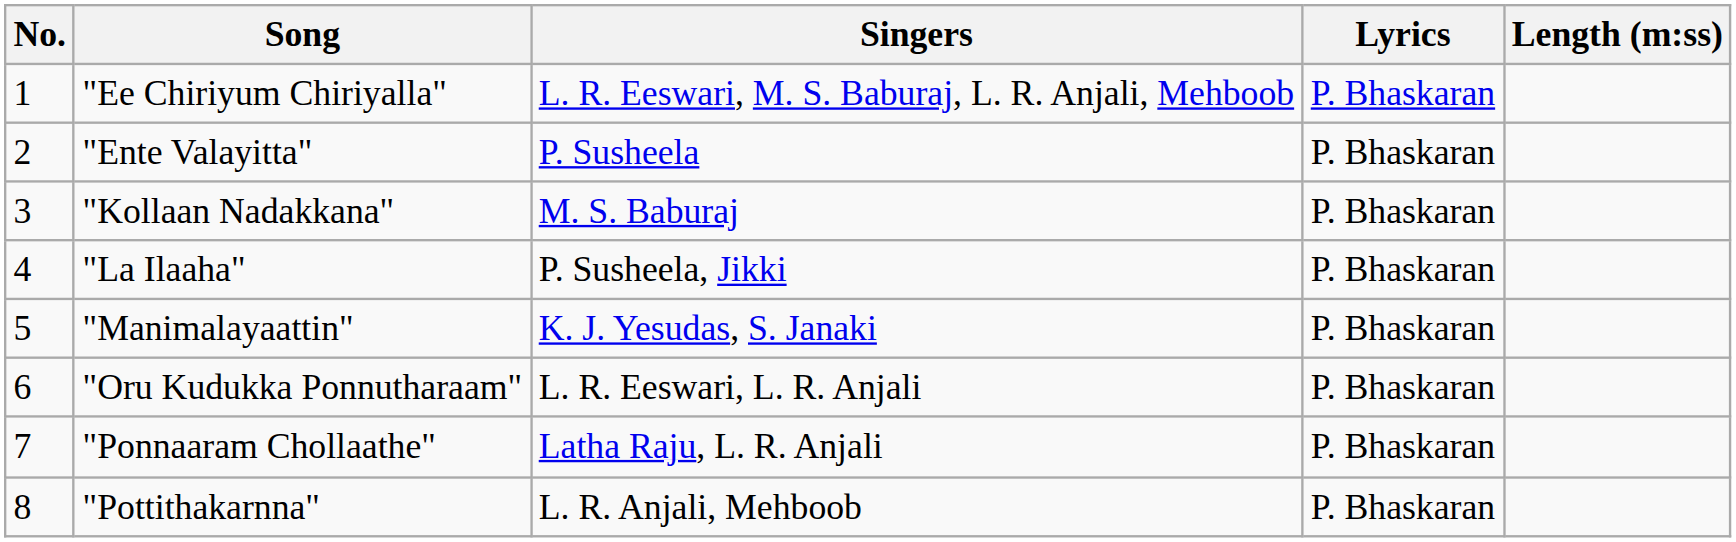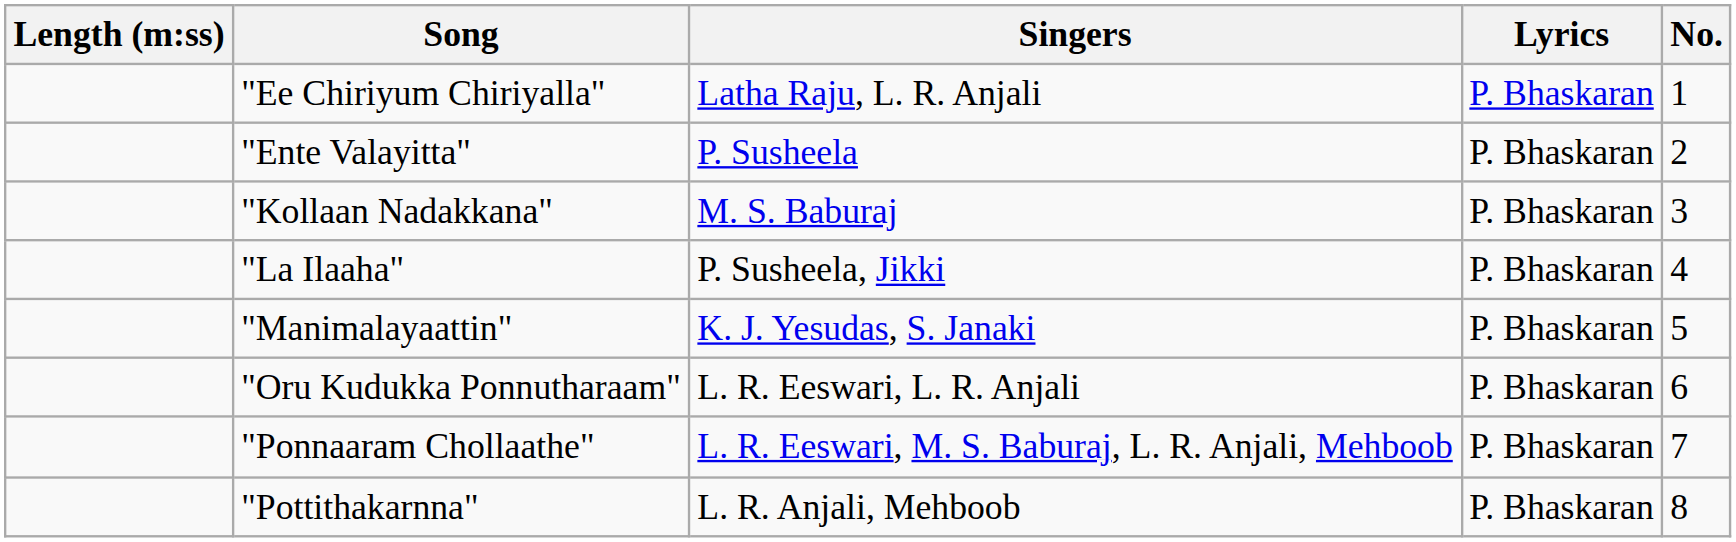columns swapped: (40, 34) <-> (1617, 34)
(916, 93) L. R. Eeswari, M. S. Baburaj, L. R. Anjali, Mehboob -> (869, 93) Latha Raju, L. R. Anjali
(711, 446) Latha Raju, L. R. Anjali -> (1075, 446) L. R. Eeswari, M. S. Baburaj, L. R. Anjali, Mehboob
